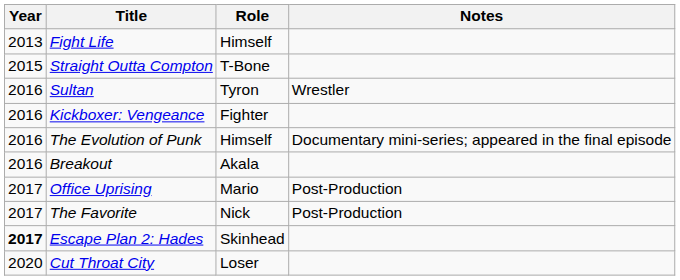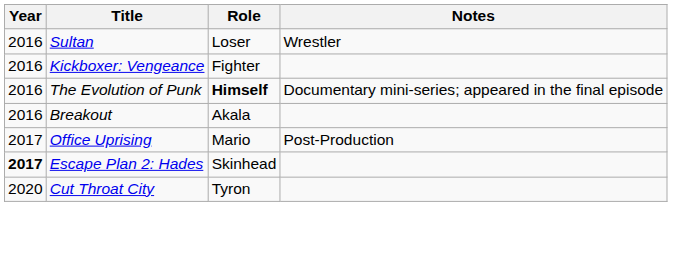- row: (82, 41)
- row: (131, 66)
(239, 90) Tyron -> (231, 41) Loser
(246, 139) normal -> (240, 90) bold
- row: (93, 213)
(239, 262) Loser -> (231, 189) Tyron
